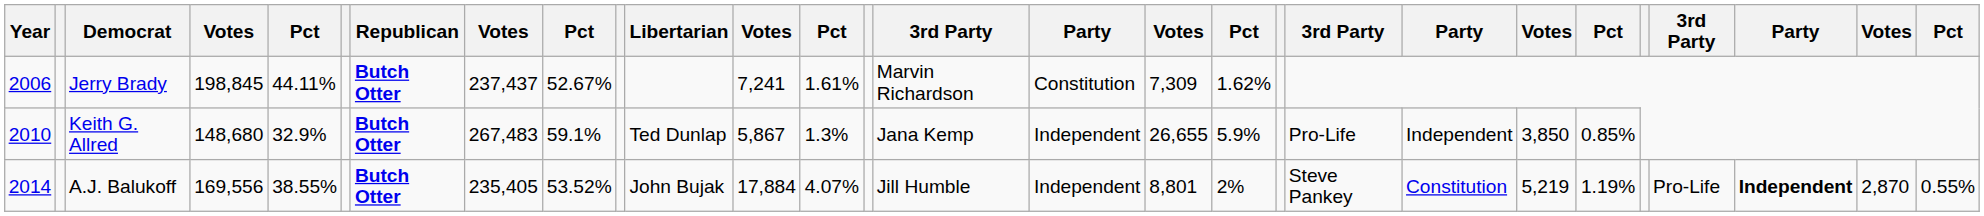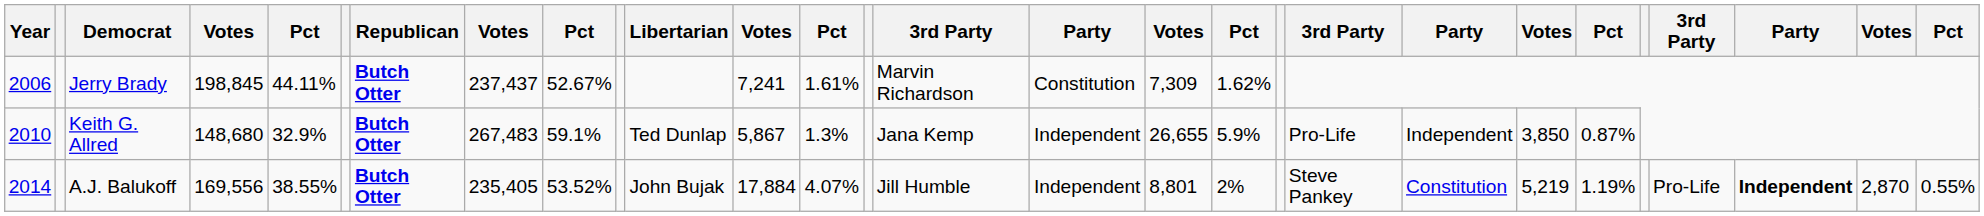(1608, 134) 0.85% -> (1608, 134) 0.87%
